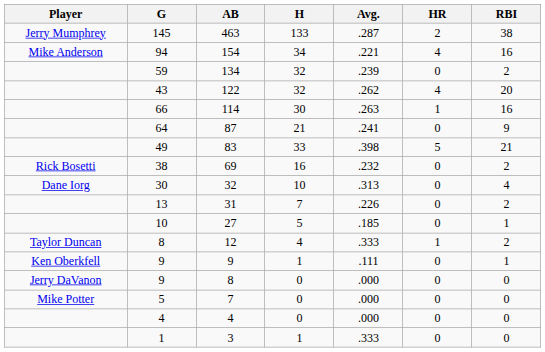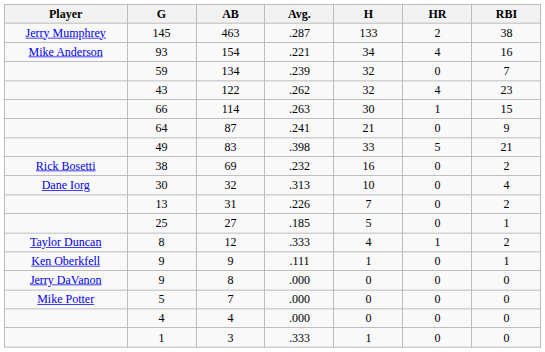columns swapped: (299, 14) <-> (368, 14)
(162, 52) 94 -> (162, 52) 93
(506, 71) 2 -> (506, 71) 7
(506, 90) 20 -> (506, 90) 23
(506, 109) 16 -> (506, 109) 15
(162, 223) 10 -> (162, 223) 25
